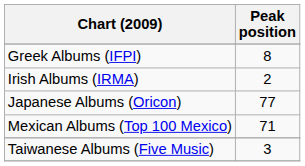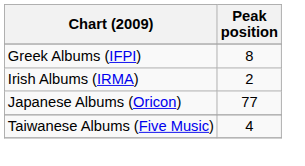- row: (120, 126)
(267, 149) 3 -> (249, 126) 4
